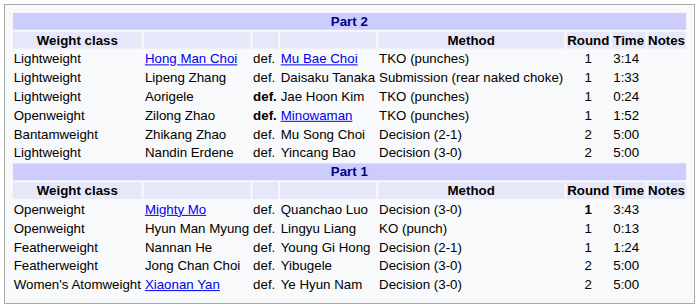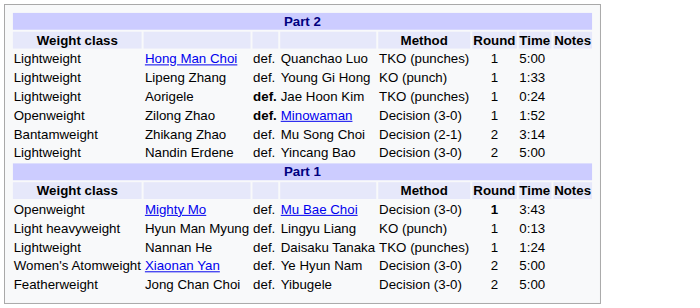(319, 59) Mu Bae Choi -> (324, 59) Quanchao Luo
(626, 59) 3:14 -> (532, 59) 5:00
(328, 78) Daisaku Tanaka -> (326, 78) Young Gi Hong
(471, 78) Submission (rear naked choke) -> (413, 78) KO (punch)
(424, 115) TKO (punches) -> (421, 115) Decision (3-0)
(626, 134) 5:00 -> (532, 134) 3:14
(324, 209) Quanchao Luo -> (319, 209) Mu Bae Choi
(49, 228) Openweight -> (67, 228) Light heavyweight
(56, 247) Featherweight -> (47, 247) Lightweight
(326, 247) Young Gi Hong -> (328, 247) Daisaku Tanaka
(421, 247) Decision (2-1) -> (424, 247) TKO (punches)
rows swapped: (182, 284) <-> (193, 266)
